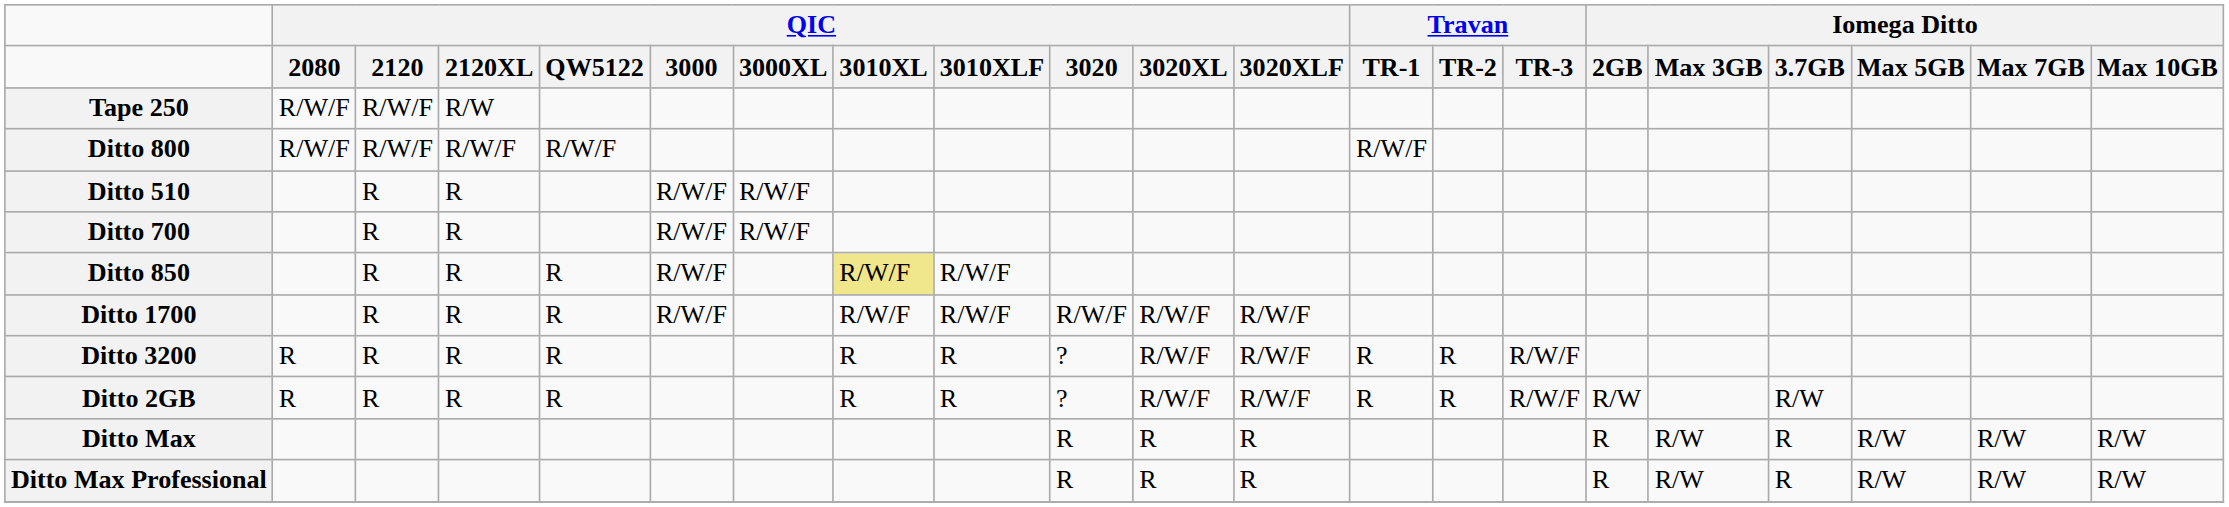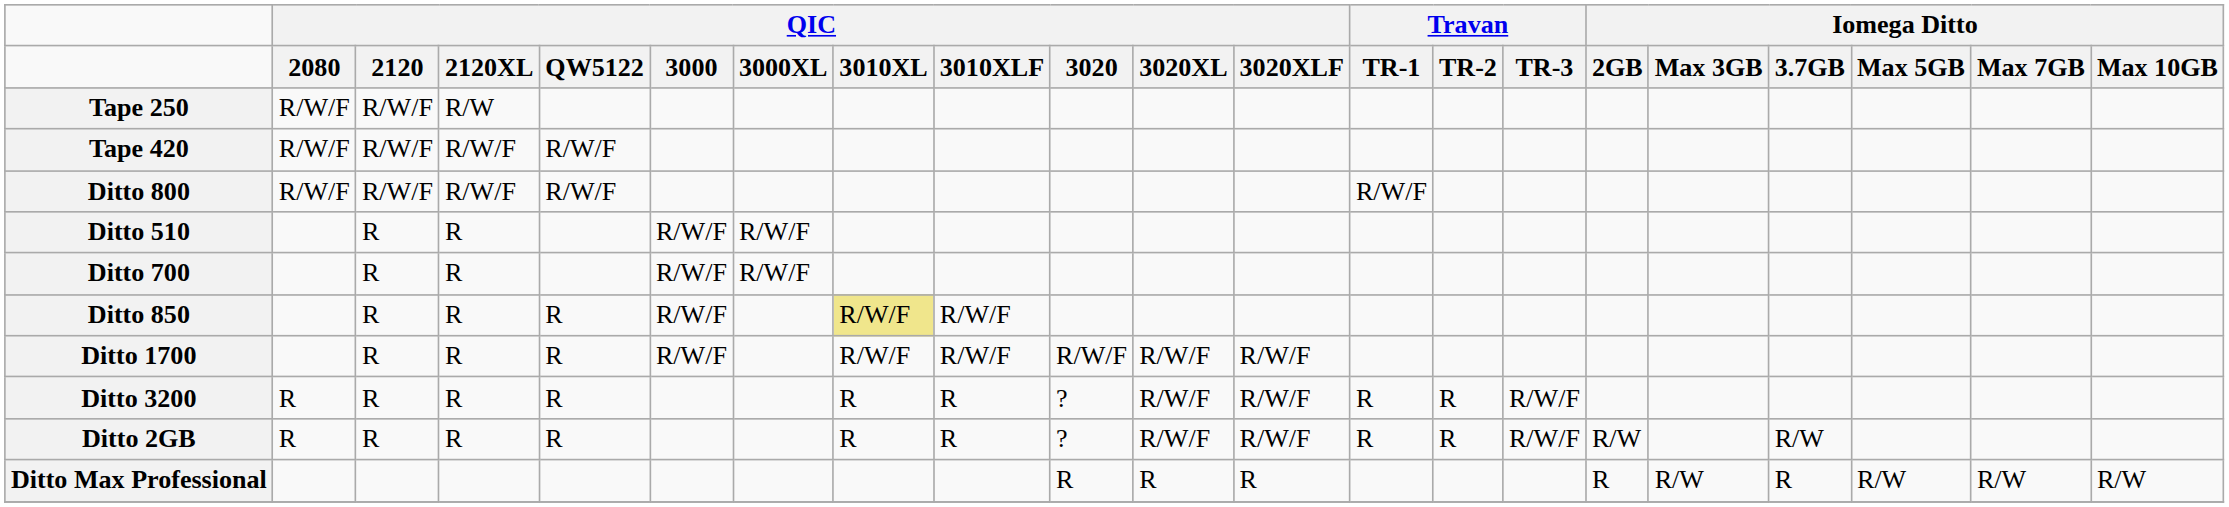+ row: (139, 149)
- row: (139, 438)
